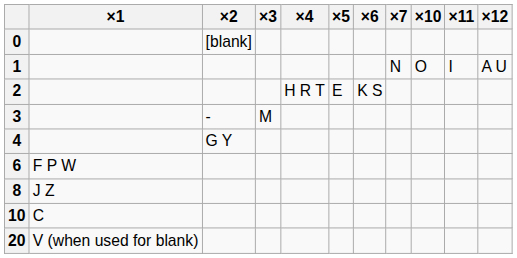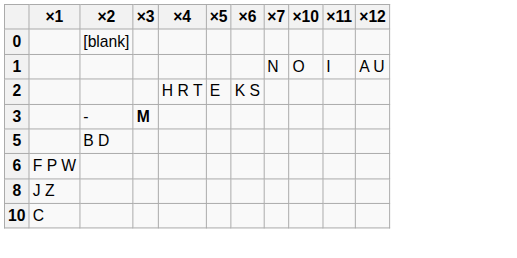(266, 116) normal -> (143, 116) bold
- row: (17, 141)
+ row: (17, 141)
- row: (17, 240)
